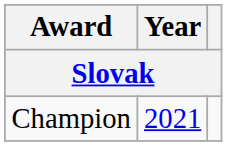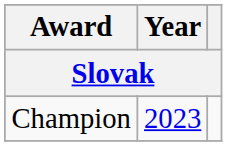(173, 118) 2021 -> (173, 118) 2023
